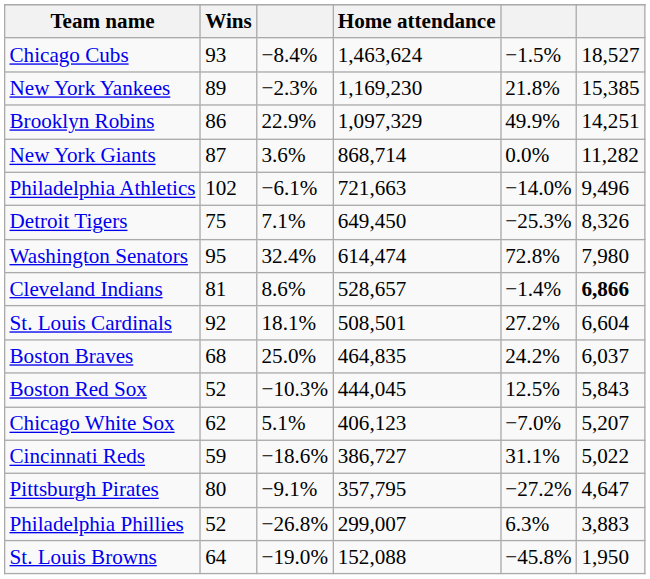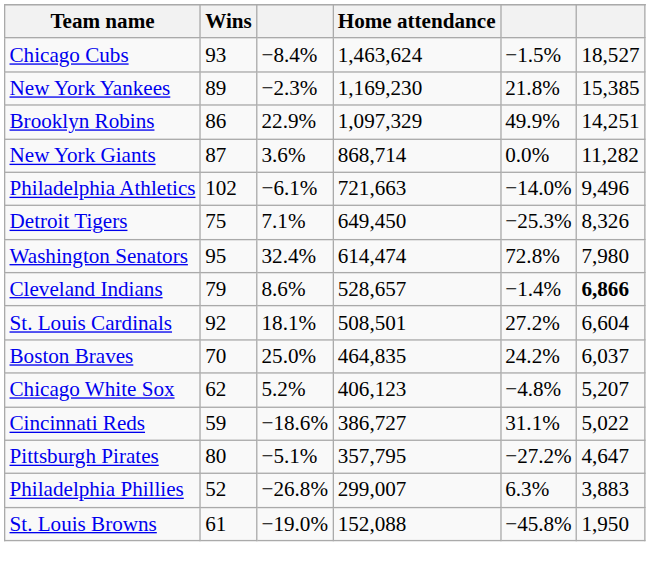(216, 289) 81 -> (216, 289) 79
(216, 356) 68 -> (216, 356) 70
- row: (78, 389)
(284, 423) 5.1% -> (284, 389) 5.2%
(533, 423) −7.0% -> (533, 389) −4.8%
(289, 490) −9.1% -> (289, 456) −5.1%
(216, 557) 64 -> (216, 523) 61
